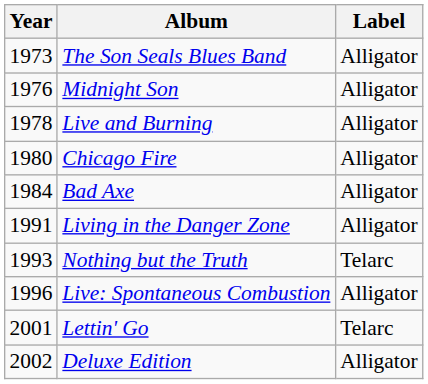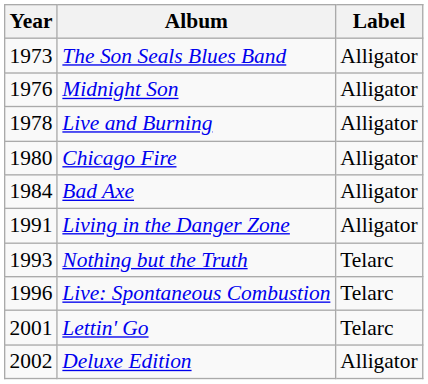(379, 293) Alligator -> (367, 293) Telarc
